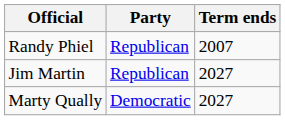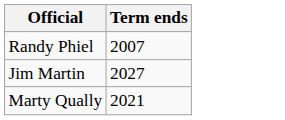- column: (150, 18)
(216, 100) 2027 -> (127, 100) 2021
